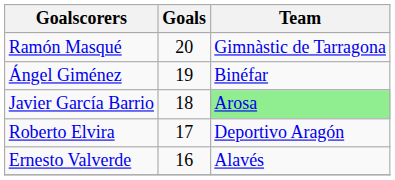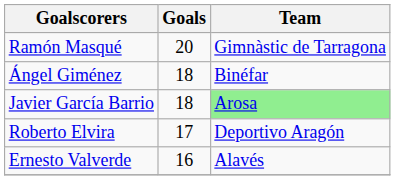(184, 75) 19 -> (184, 75) 18
